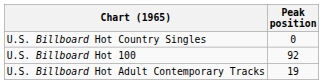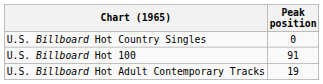(293, 55) 92 -> (293, 55) 91
